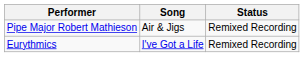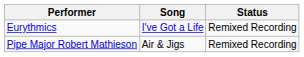rows swapped: (72, 28) <-> (32, 44)
